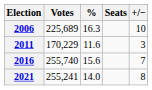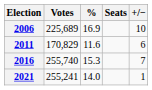(92, 28) 16.3 -> (92, 28) 16.9
(62, 44) 170,229 -> (62, 44) 170,829
(143, 44) 3 -> (143, 44) 6
(92, 60) 15.6 -> (92, 60) 15.3
(143, 76) 8 -> (143, 76) 1
